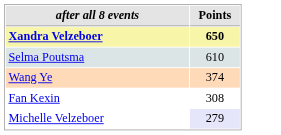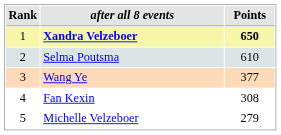+ column: (23, 15)
(215, 77) 374 -> (250, 77) 377
(215, 118) lavender background -> (250, 118) no background
